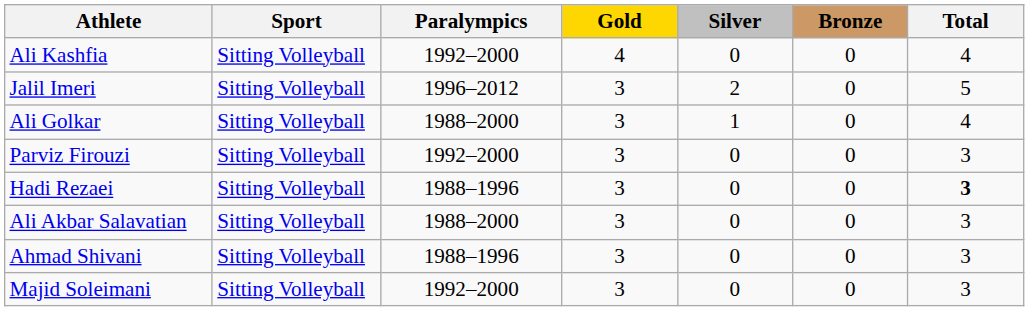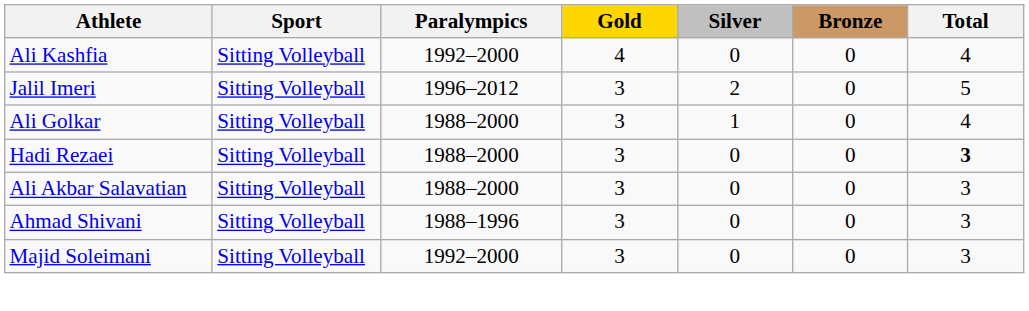- row: (70, 155)
(471, 188) 1988–1996 -> (471, 155) 1988–2000
